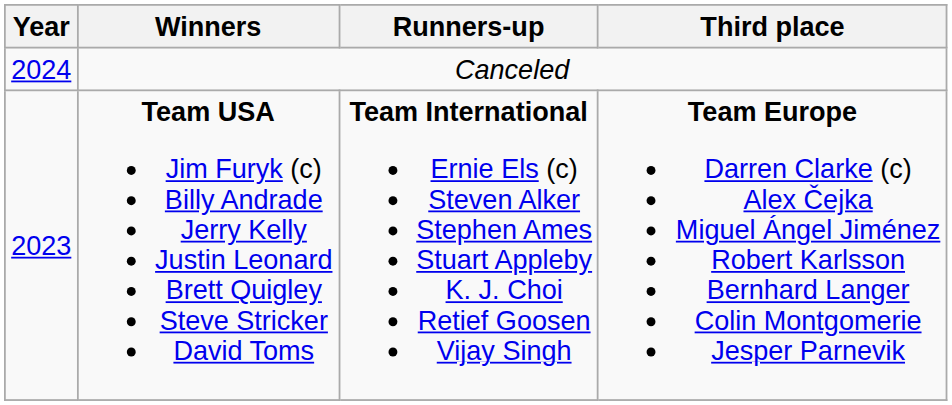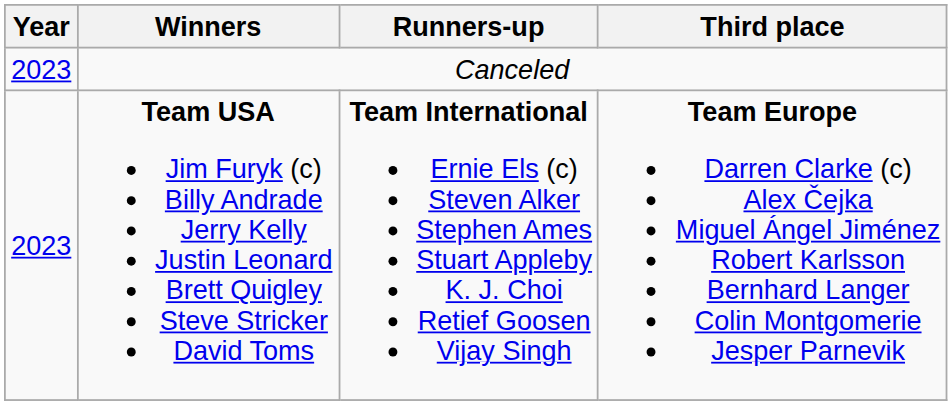(41, 69) 2024 -> (41, 69) 2023
